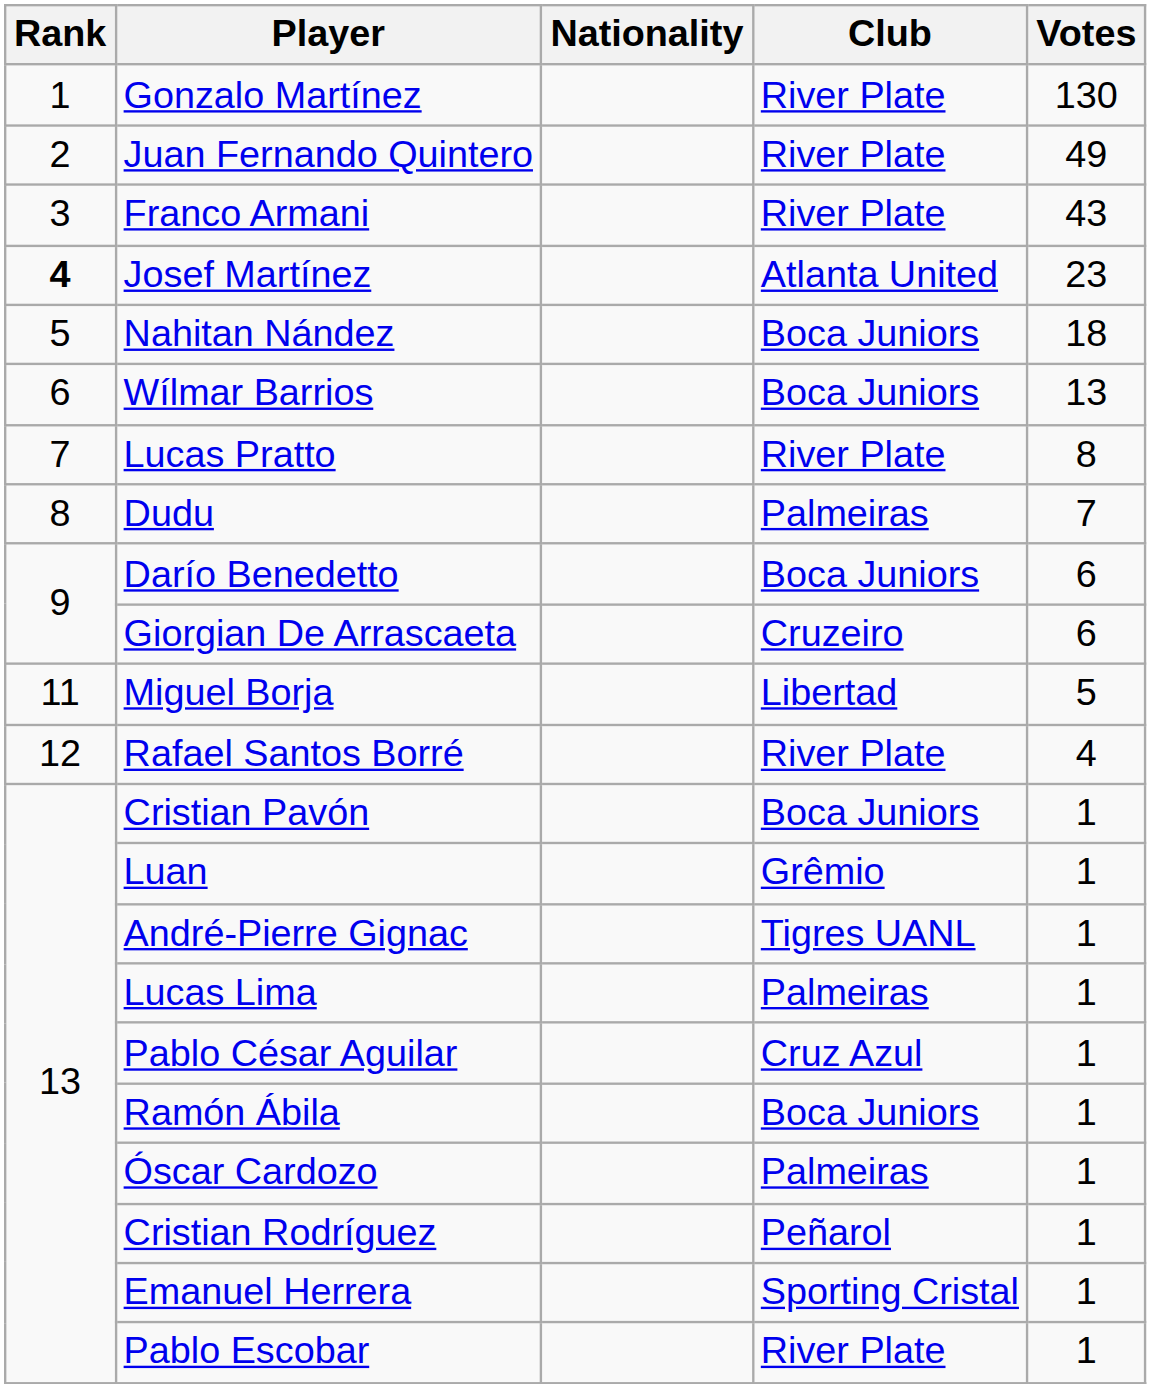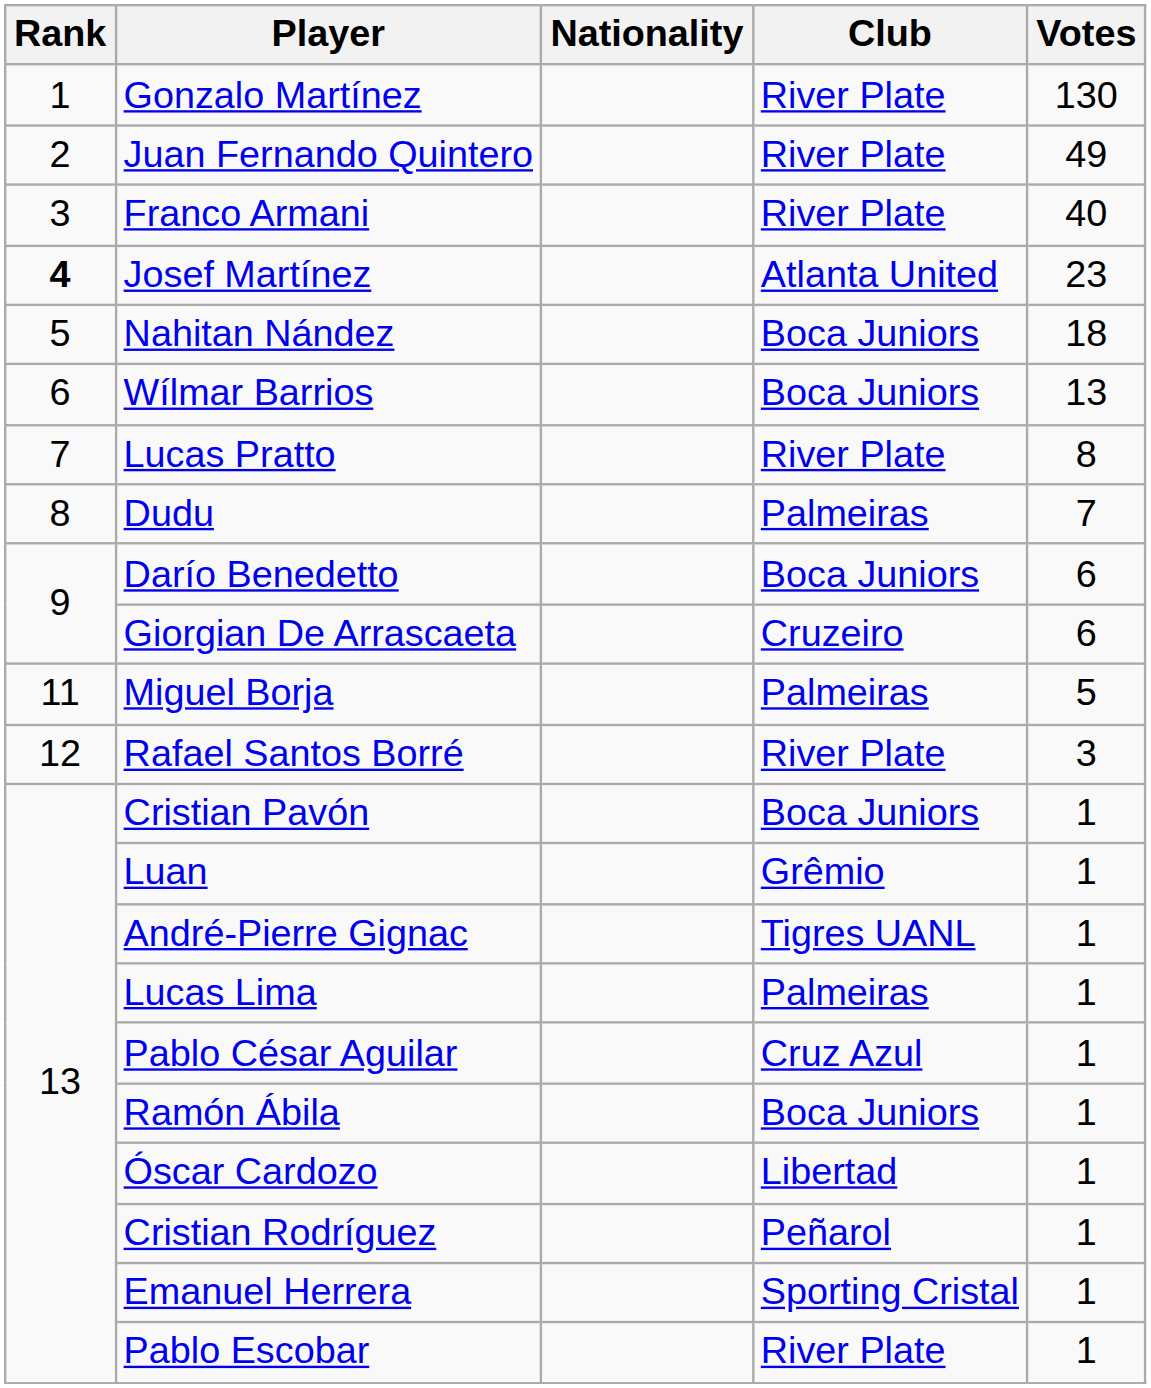(1086, 214) 43 -> (1086, 214) 40
(829, 693) Libertad -> (845, 693) Palmeiras
(1086, 753) 4 -> (1086, 753) 3
(845, 1172) Palmeiras -> (829, 1172) Libertad
